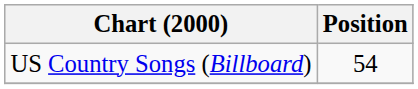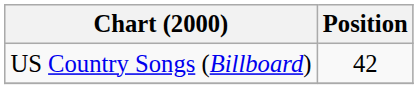(365, 63) 54 -> (365, 63) 42
